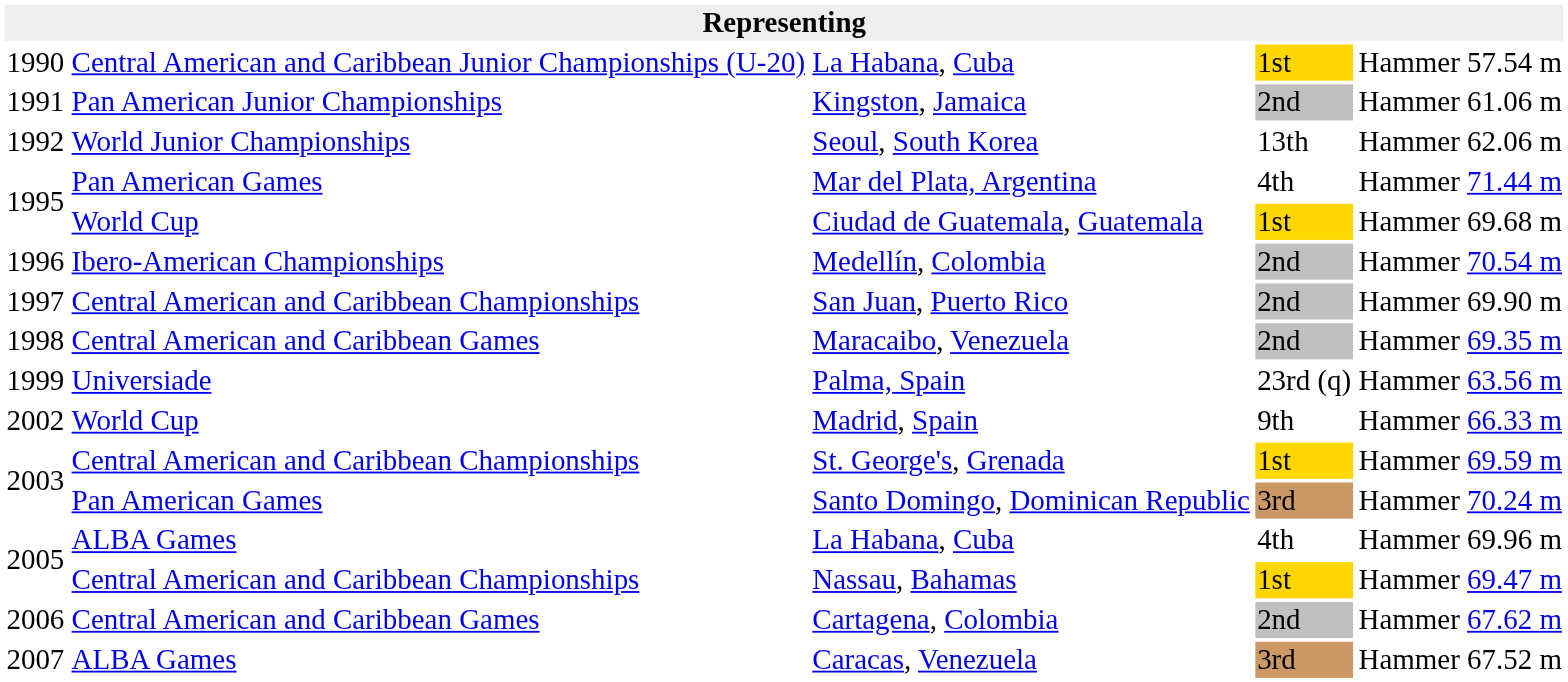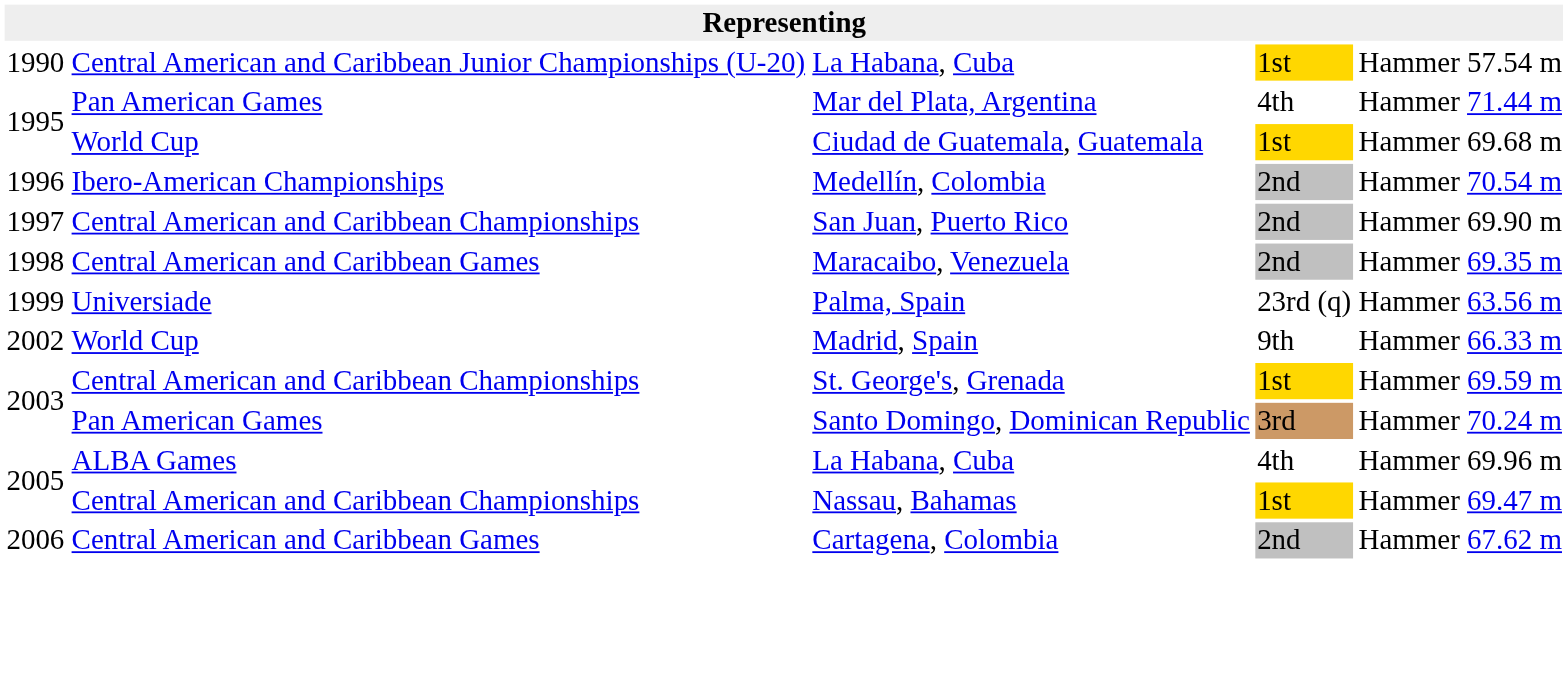- row: (35, 101)
- row: (35, 141)
- row: (35, 659)
